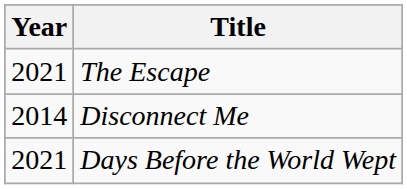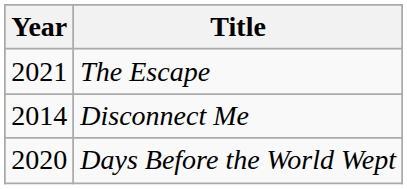(39, 159) 2021 -> (39, 159) 2020
